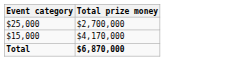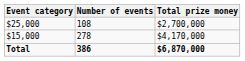+ column: (115, 11)
